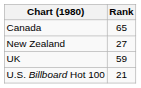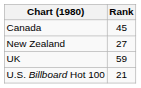(121, 28) 65 -> (121, 28) 45
